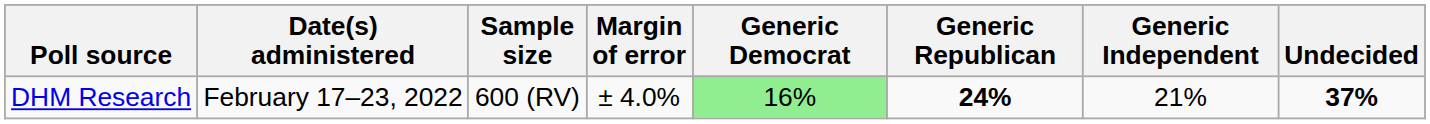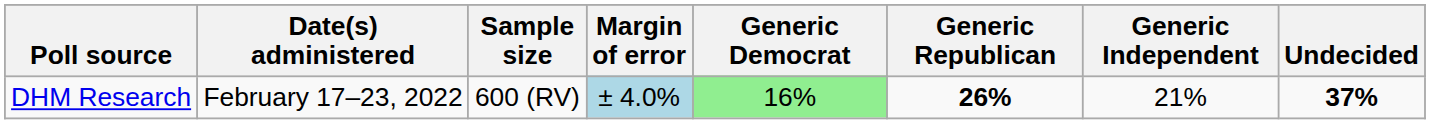(639, 97) no background -> (639, 97) lightblue background
(985, 97) 24% -> (985, 97) 26%
